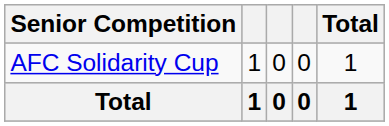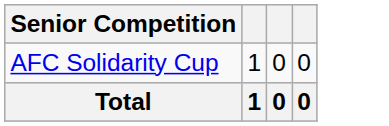- column: (351, 23)
